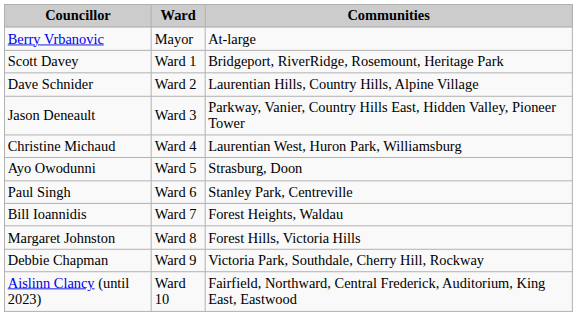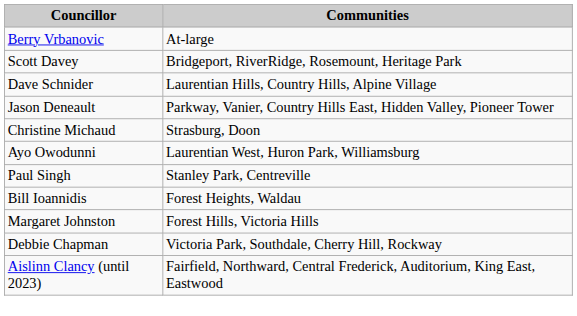- column: (178, 15)
(335, 146) Laurentian West, Huron Park, Williamsburg -> (213, 130) Strasburg, Doon
(255, 169) Strasburg, Doon -> (293, 152) Laurentian West, Huron Park, Williamsburg
